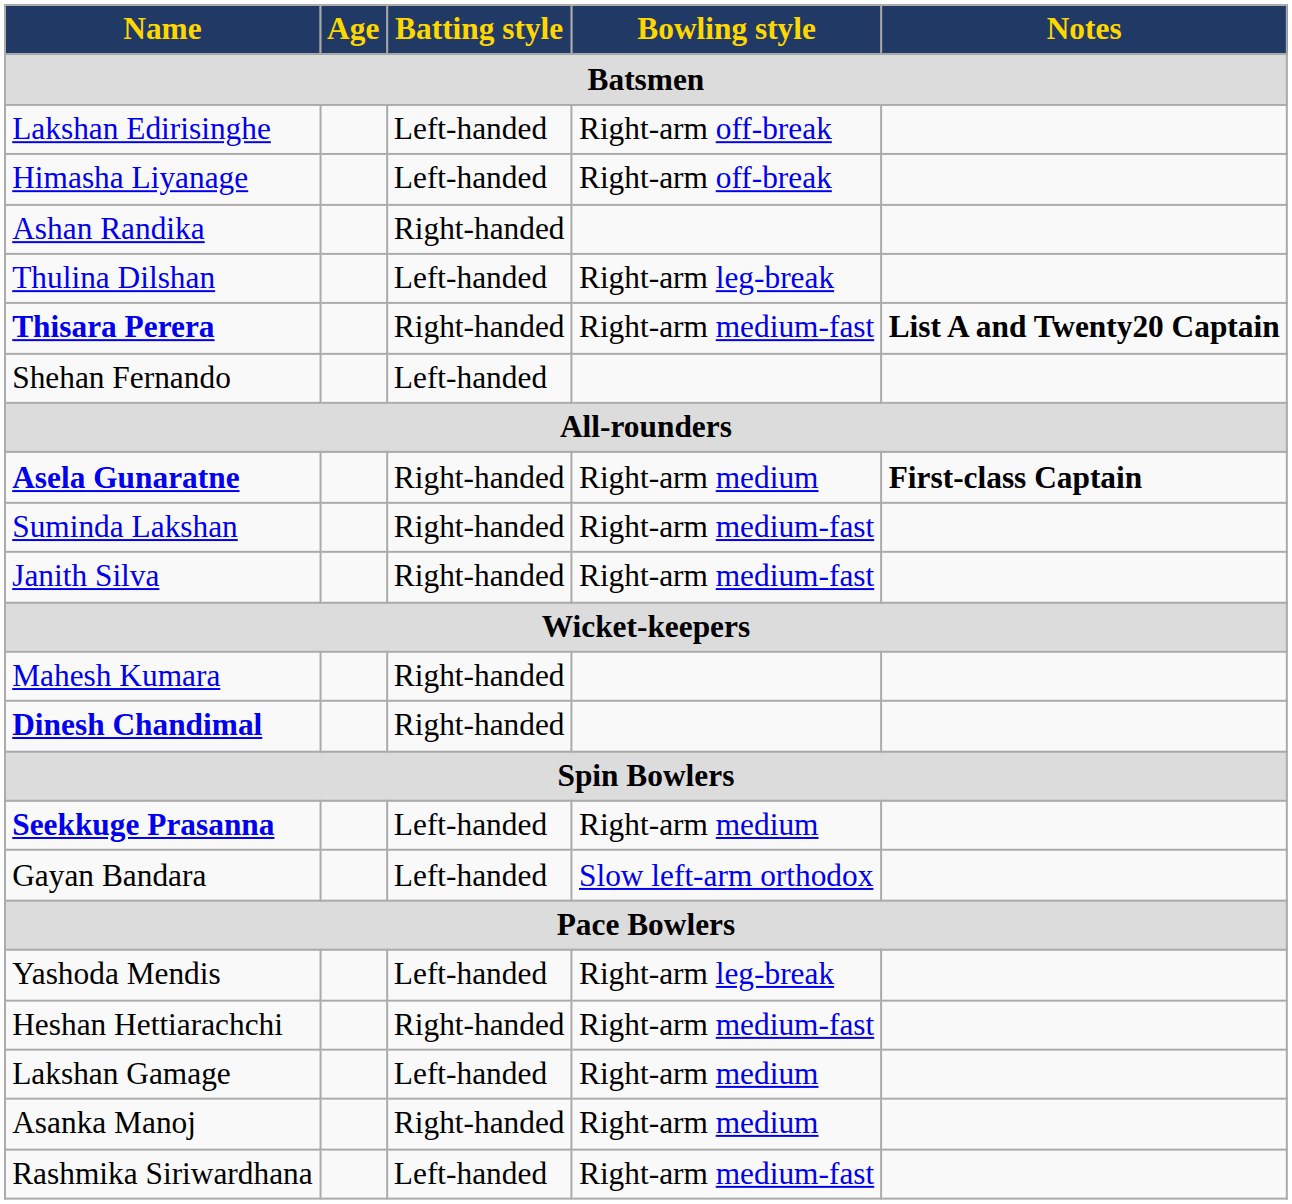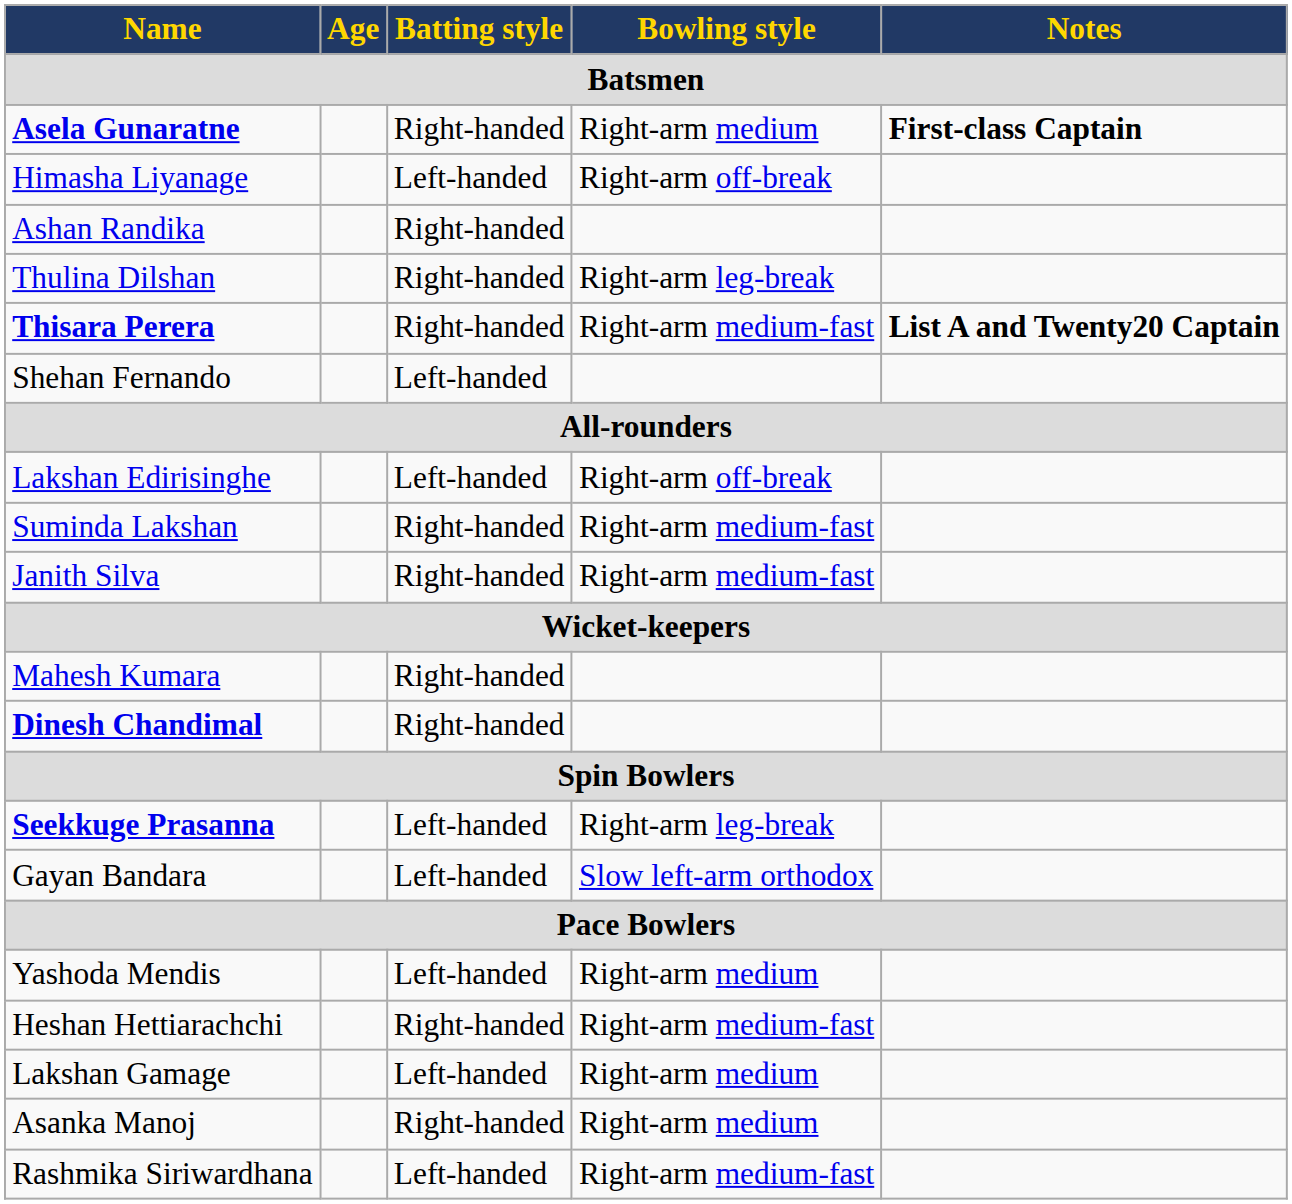rows swapped: (142, 128) <-> (126, 476)
(470, 278) Left-handed -> (479, 278) Right-handed
(699, 825) Right-arm medium -> (707, 825) Right-arm leg-break
(707, 974) Right-arm leg-break -> (699, 974) Right-arm medium
